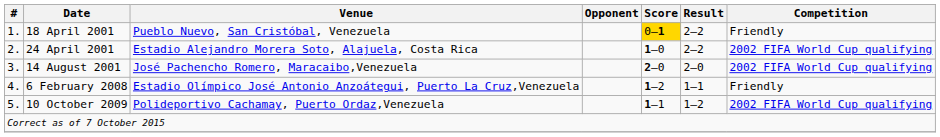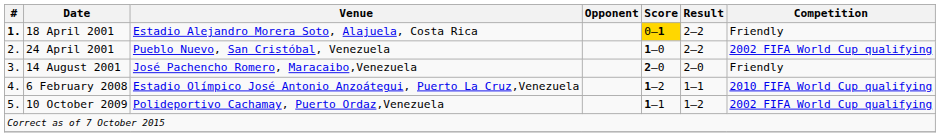(14, 32) normal -> (14, 32) bold
(261, 32) Pueblo Nuevo, San Cristóbal, Venezuela -> (305, 32) Estadio Alejandro Morera Soto, Alajuela, Costa Rica
(305, 50) Estadio Alejandro Morera Soto, Alajuela, Costa Rica -> (261, 50) Pueblo Nuevo, San Cristóbal, Venezuela
(831, 68) 2002 FIFA World Cup qualifying -> (756, 68) Friendly
(756, 86) Friendly -> (831, 86) 2010 FIFA World Cup qualifying
